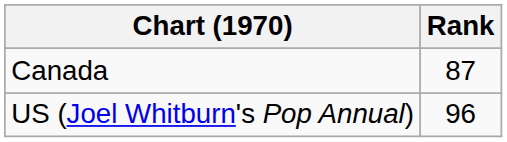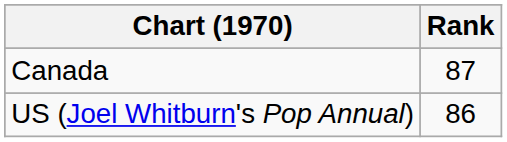(461, 114) 96 -> (461, 114) 86
